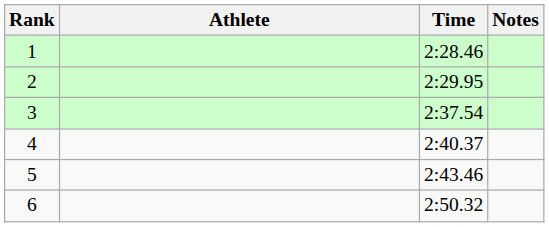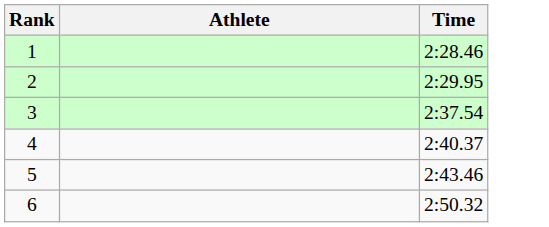- column: (515, 19)
